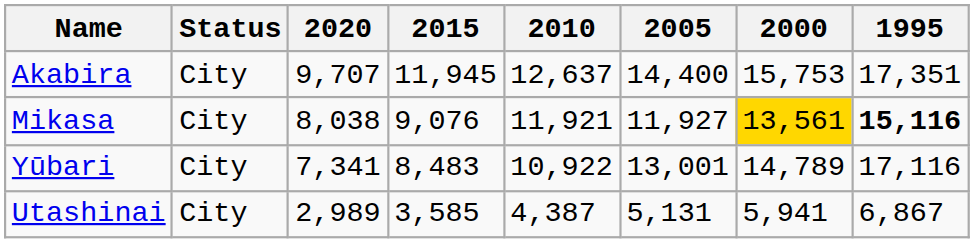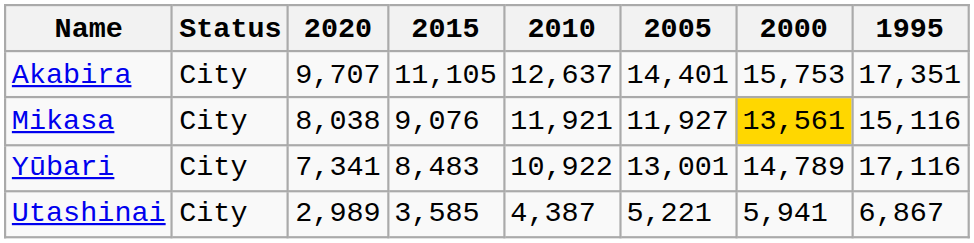(446, 75) 11,945 -> (446, 75) 11,105
(678, 75) 14,400 -> (678, 75) 14,401
(910, 121) bold -> (910, 121) normal
(669, 214) 5,131 -> (669, 214) 5,221
